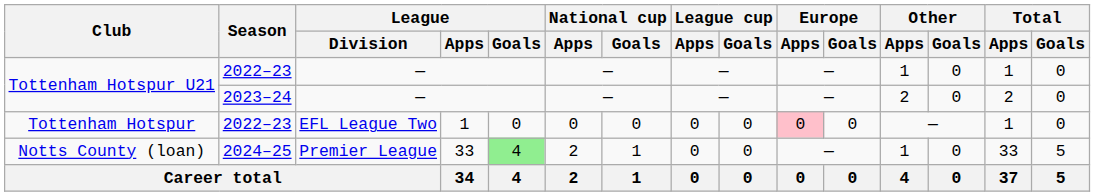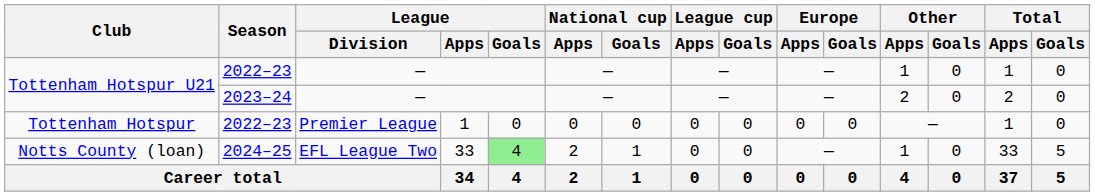(368, 125) EFL League Two -> (368, 125) Premier League
(800, 125) pink background -> (800, 125) no background
(368, 151) Premier League -> (368, 151) EFL League Two
